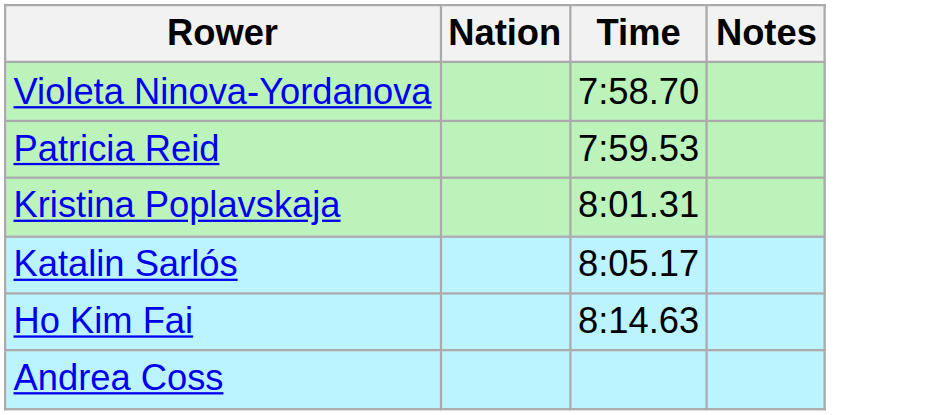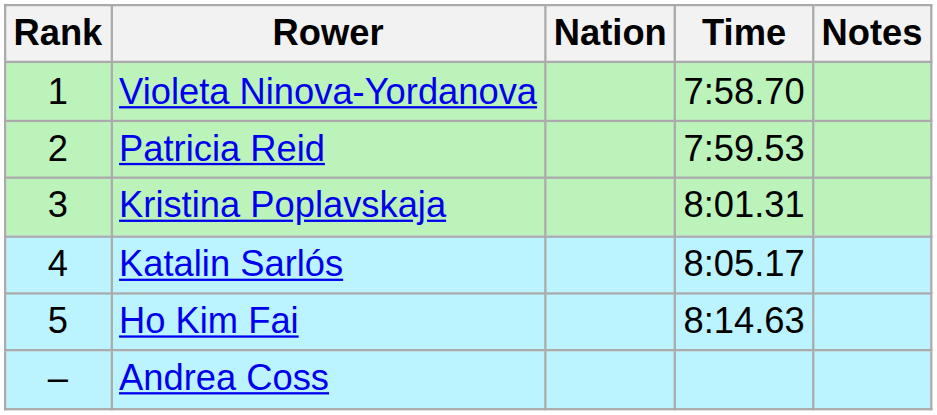+ column: (58, 33)
